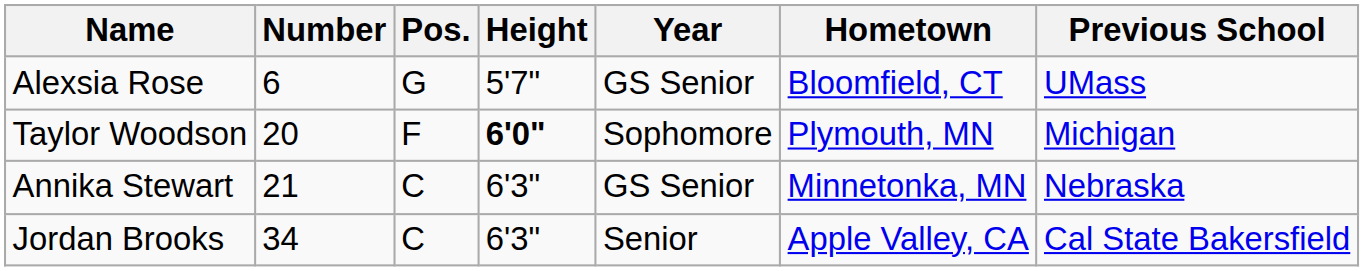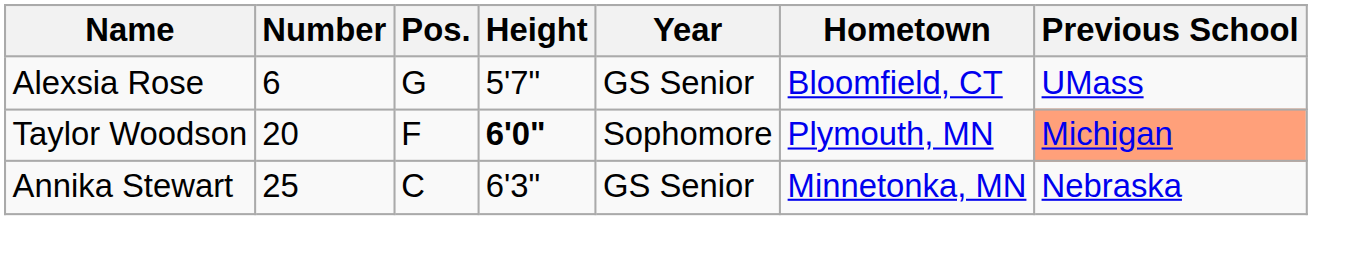(1110, 134) no background -> (1107, 134) lightsalmon background
(281, 186) 21 -> (281, 186) 25
- row: (118, 238)
